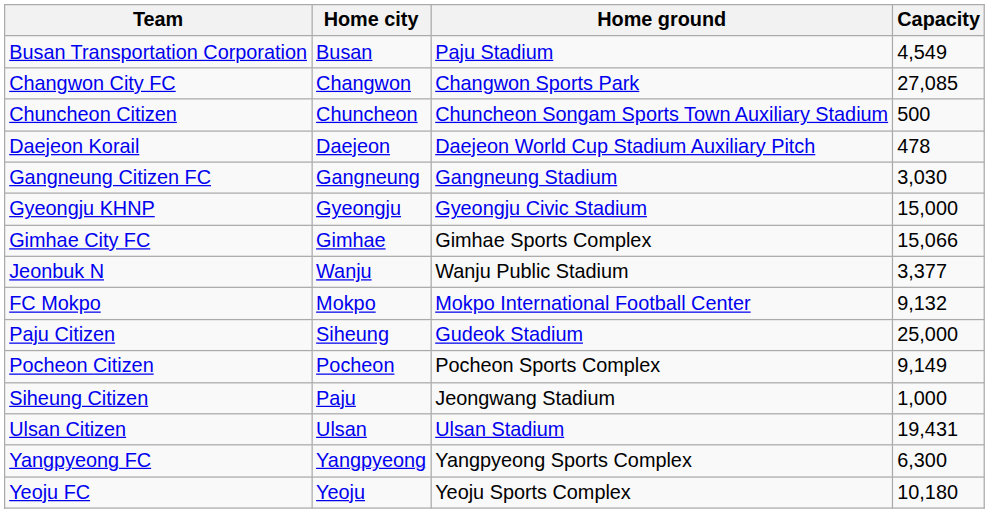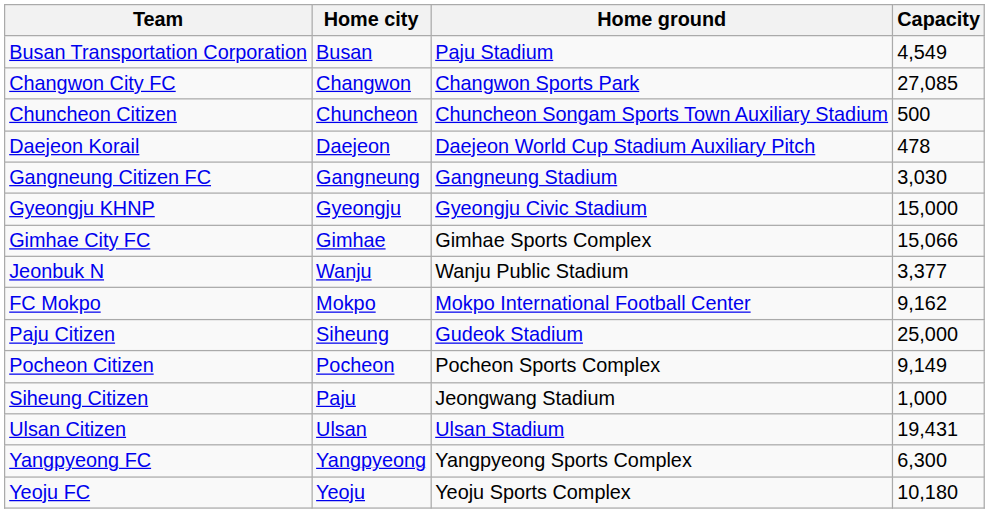(922, 303) 9,132 -> (922, 303) 9,162
